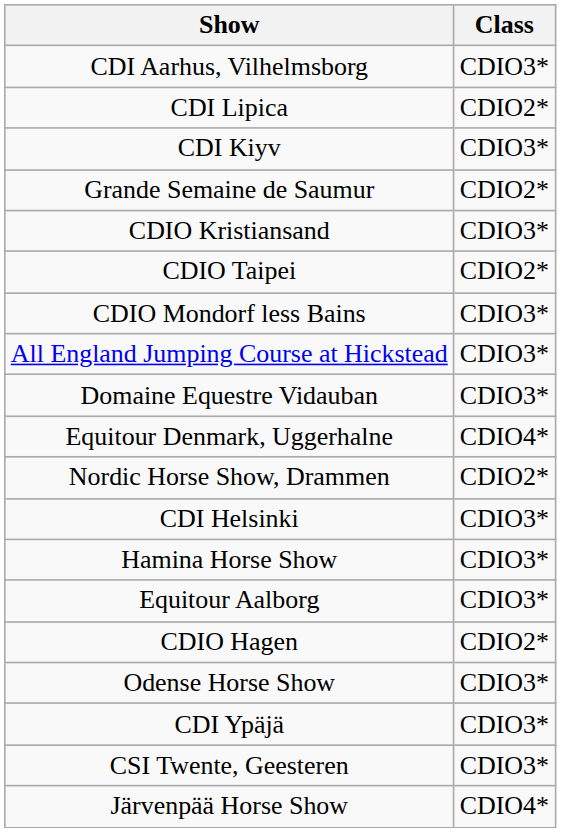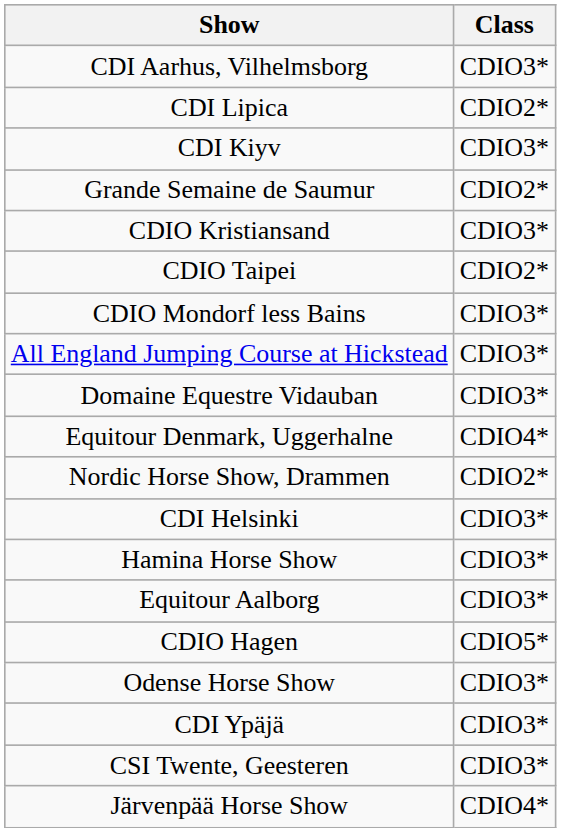(504, 641) CDIO2* -> (504, 641) CDIO5*
